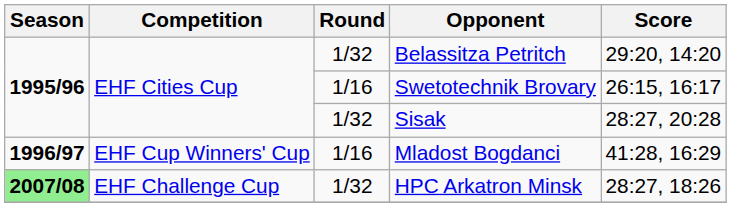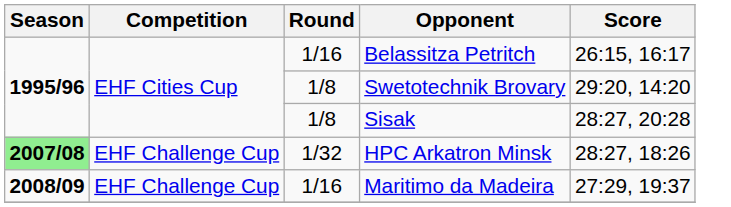(352, 53) 1/32 -> (322, 53) 1/16
(663, 53) 29:20, 14:20 -> (633, 53) 26:15, 16:17
(352, 86) 1/16 -> (322, 86) 1/8
(663, 86) 26:15, 16:17 -> (633, 86) 29:20, 14:20
(352, 119) 1/32 -> (322, 119) 1/8
- row: (477, 152)
+ row: (459, 185)
